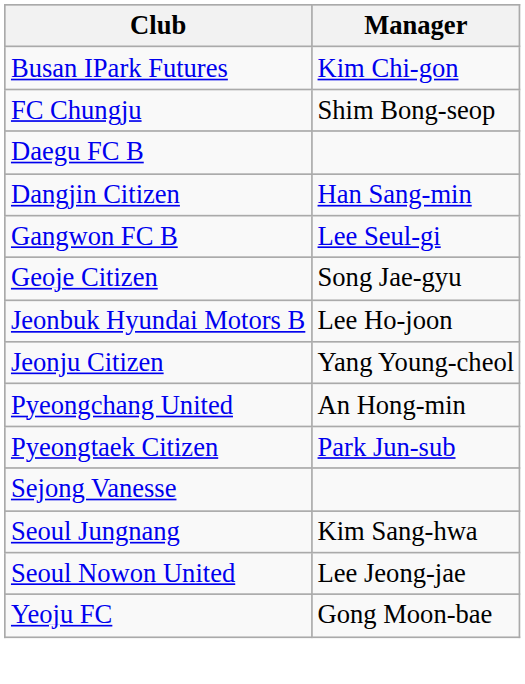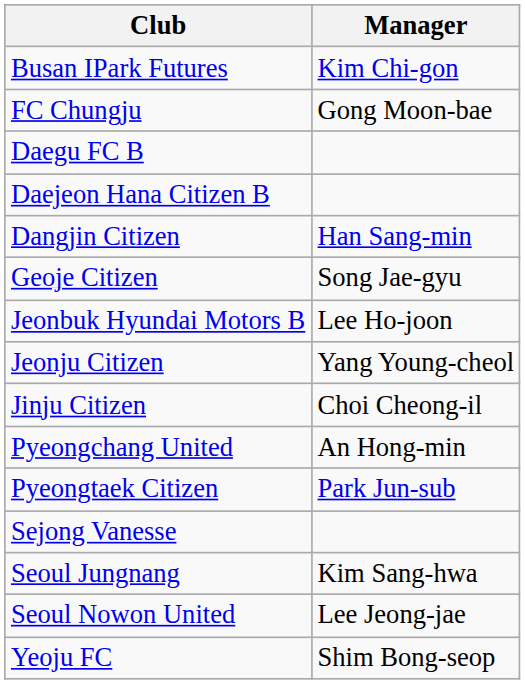(406, 109) Shim Bong-seop -> (405, 109) Gong Moon-bae
+ row: (140, 194)
- row: (94, 236)
+ row: (78, 404)
(405, 615) Gong Moon-bae -> (406, 657) Shim Bong-seop
